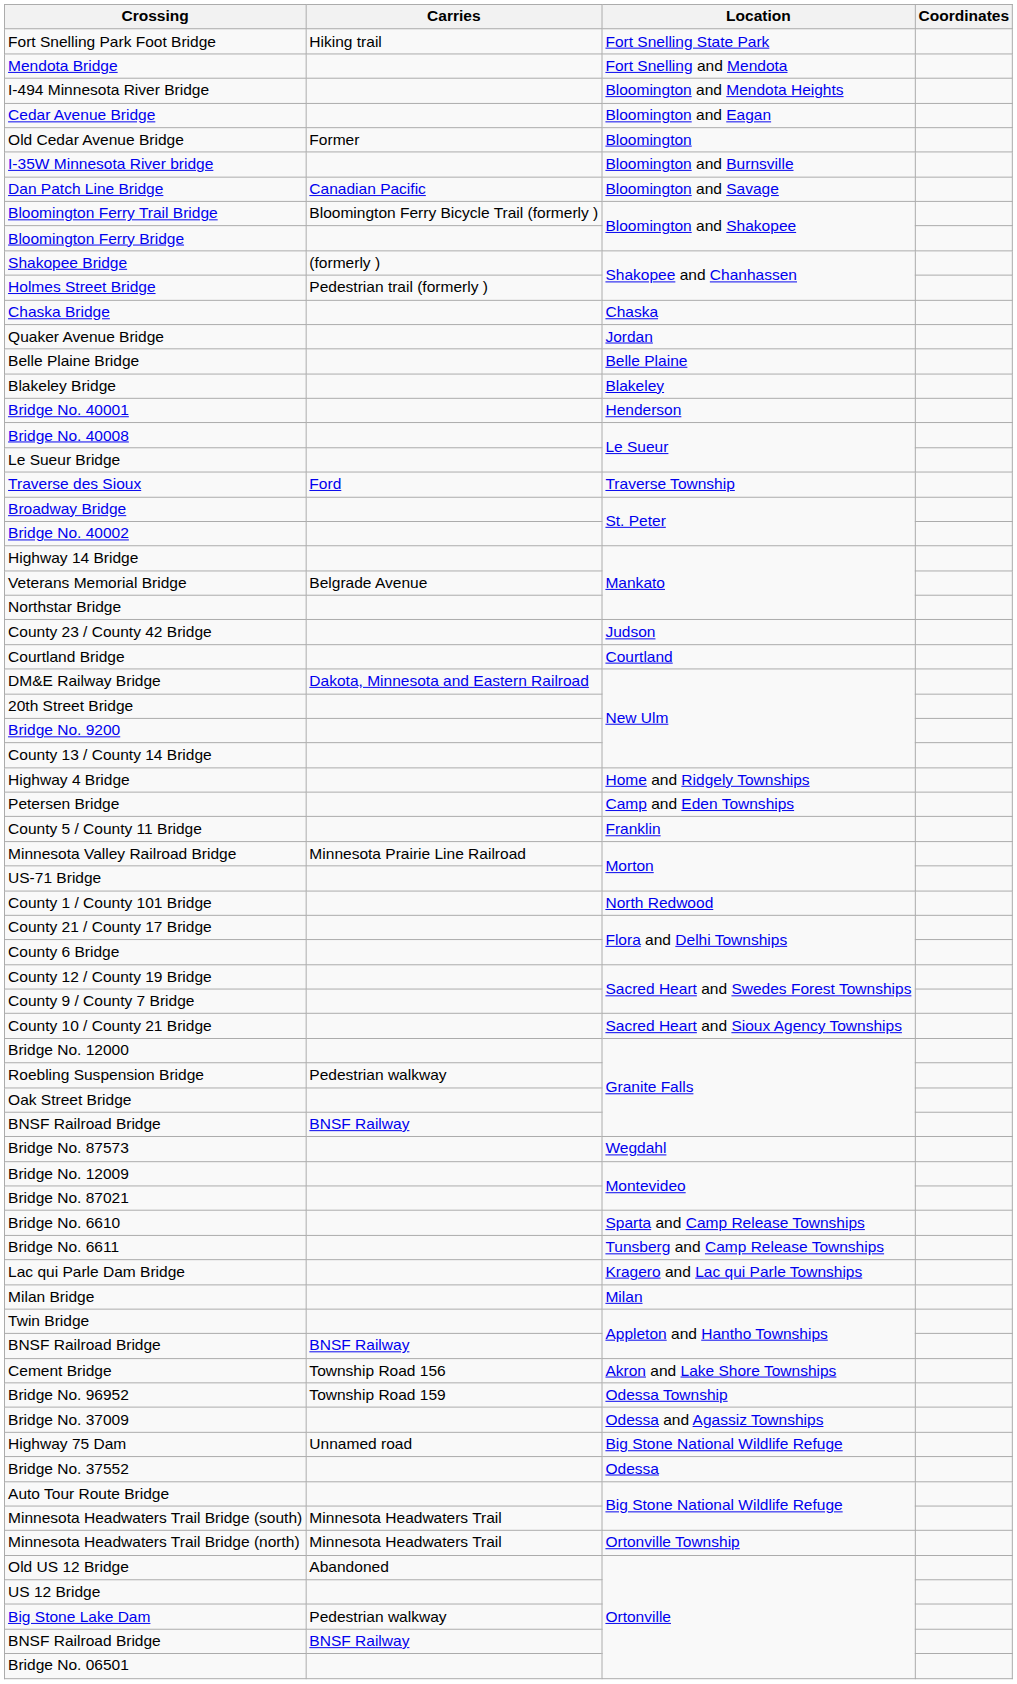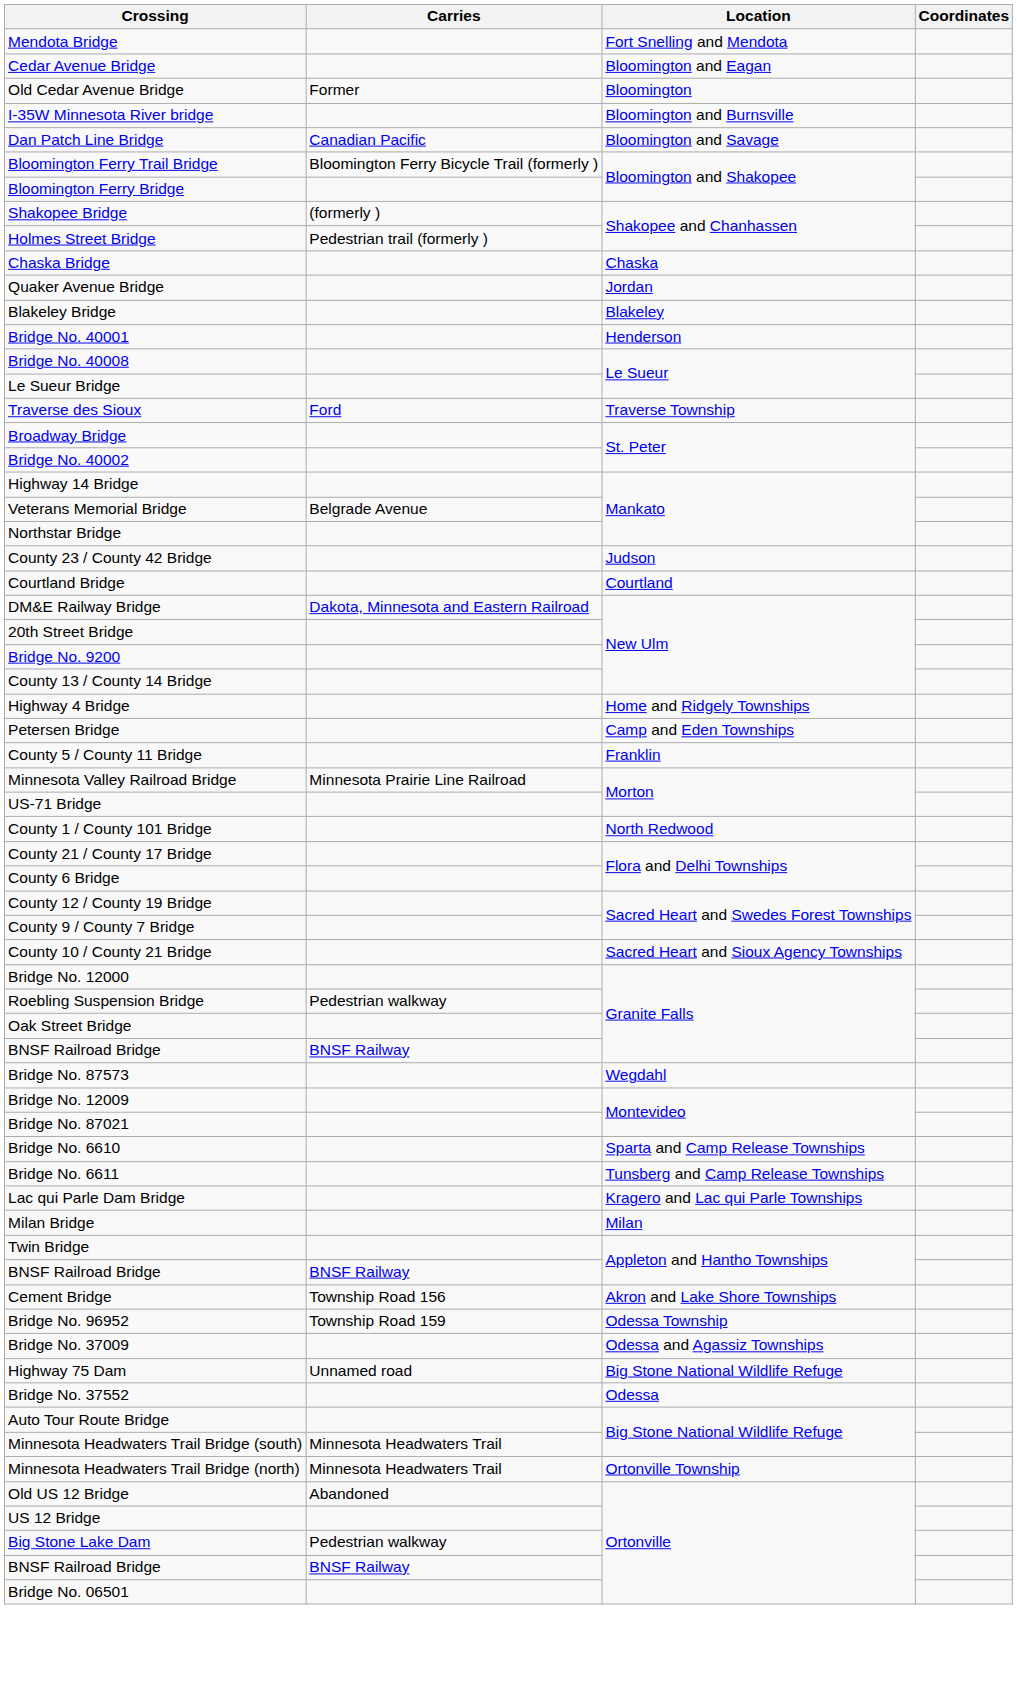- row: (112, 41)
- row: (109, 90)
- row: (74, 361)
